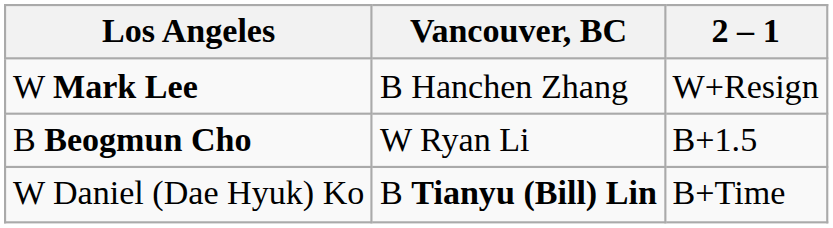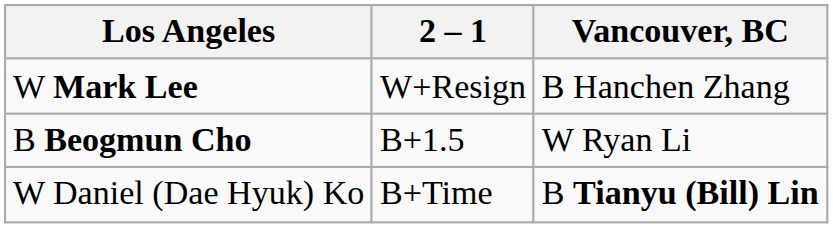columns swapped: (746, 31) <-> (518, 31)
